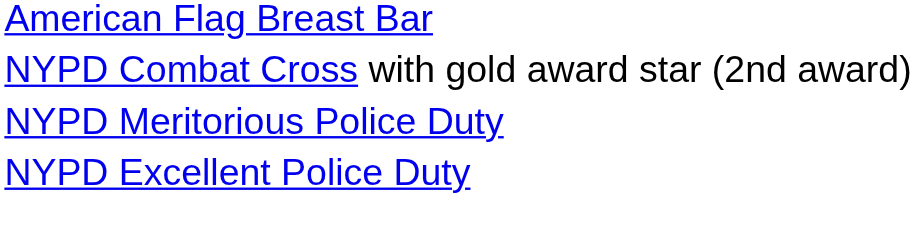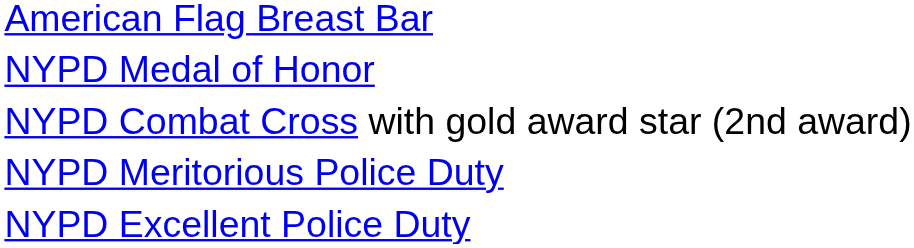+ row: (190, 69)
